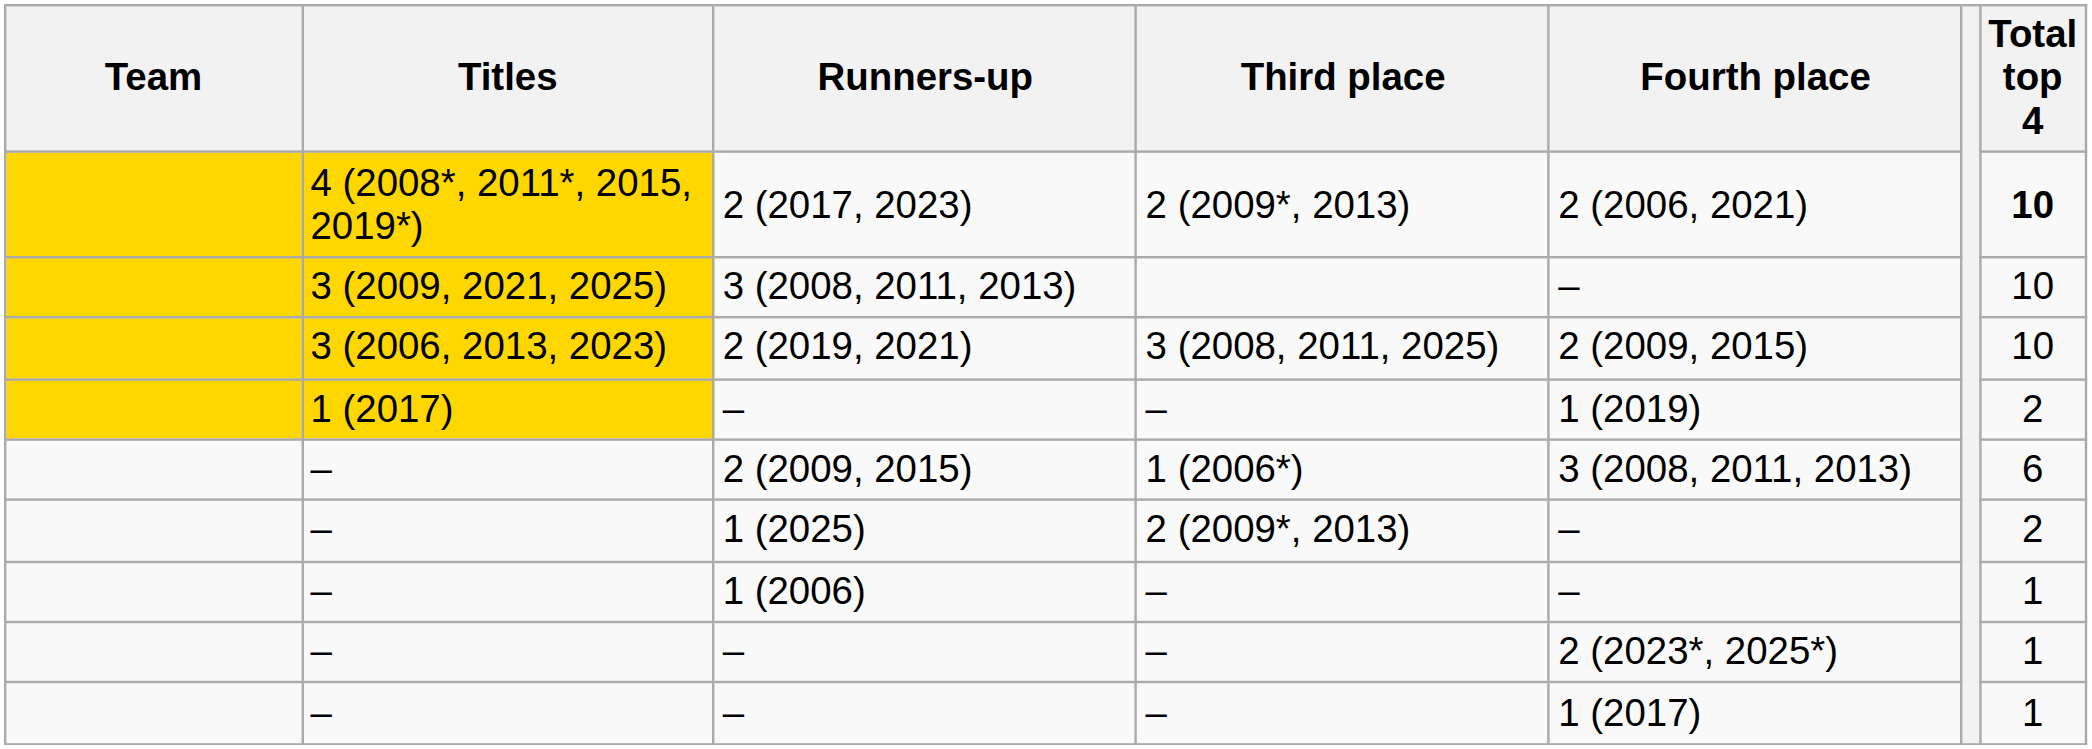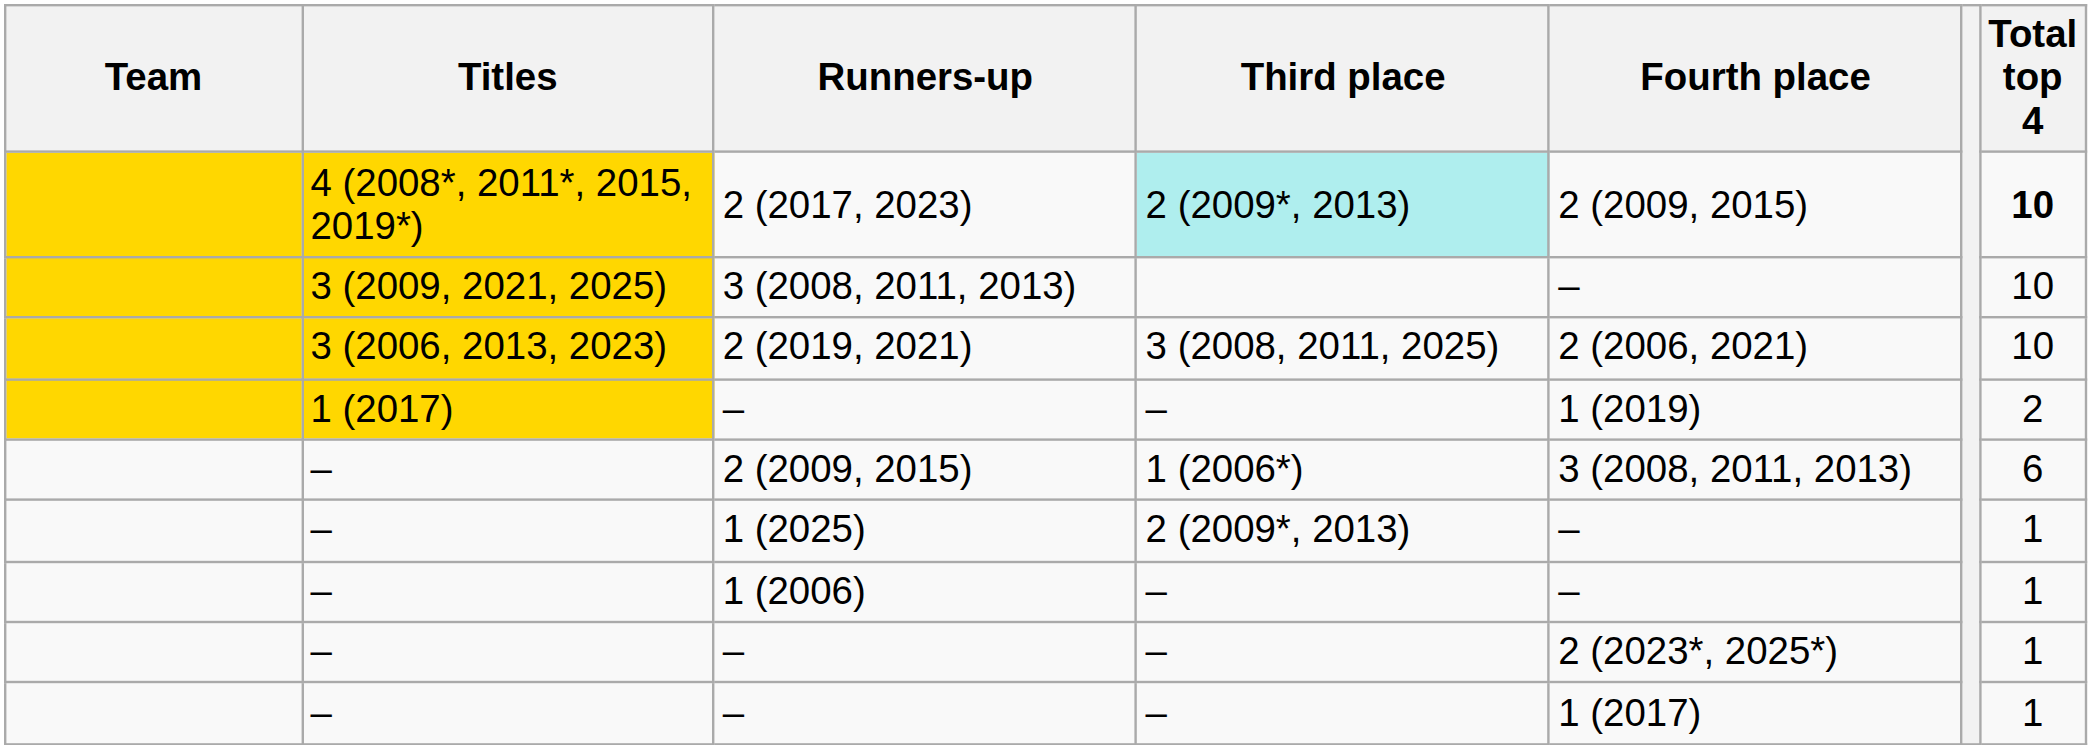(1278, 203) no background -> (1278, 203) paleturquoise background
(1683, 203) 2 (2006, 2021) -> (1683, 203) 2 (2009, 2015)
(1683, 347) 2 (2009, 2015) -> (1683, 347) 2 (2006, 2021)
(2033, 529) 2 -> (2033, 529) 1
